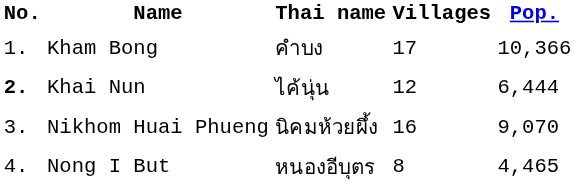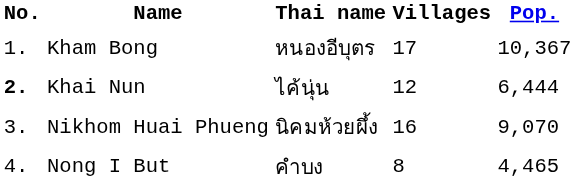(299, 50) คำบง -> (325, 50) หนองอีบุตร
(534, 48) 10,366 -> (534, 48) 10,367
(325, 168) หนองอีบุตร -> (299, 168) คำบง
